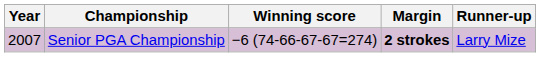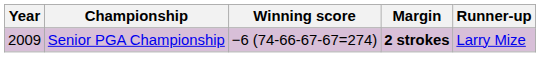(24, 39) 2007 -> (24, 39) 2009
